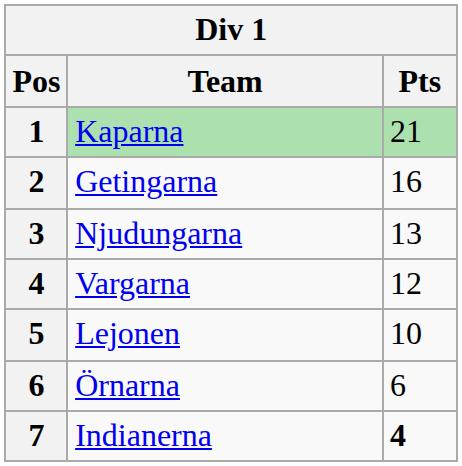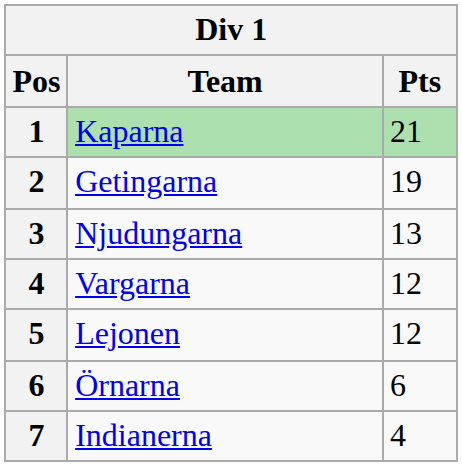(406, 182) 16 -> (406, 182) 19
(406, 334) 10 -> (406, 334) 12
(398, 435) bold -> (398, 435) normal
